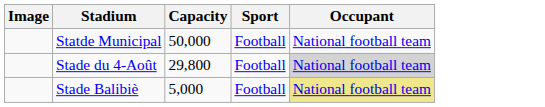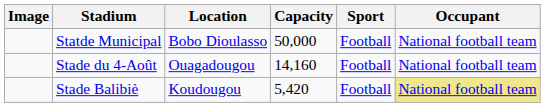+ column: (218, 16)
(190, 65) 29,800 -> (295, 65) 14,160
(362, 65) lightgrey background -> (467, 65) no background
(186, 89) 5,000 -> (291, 89) 5,420
